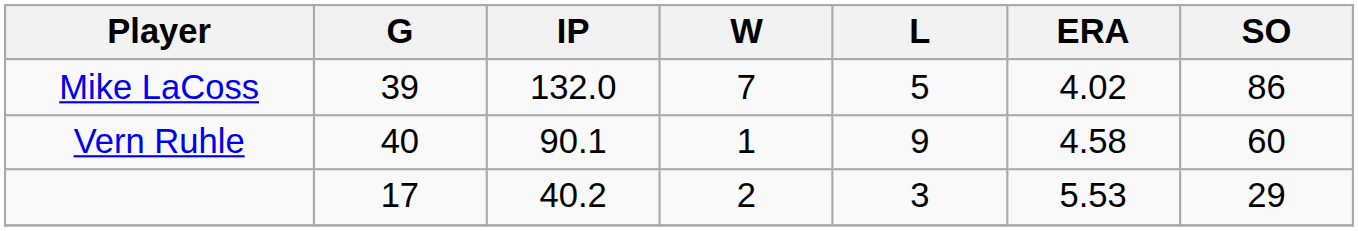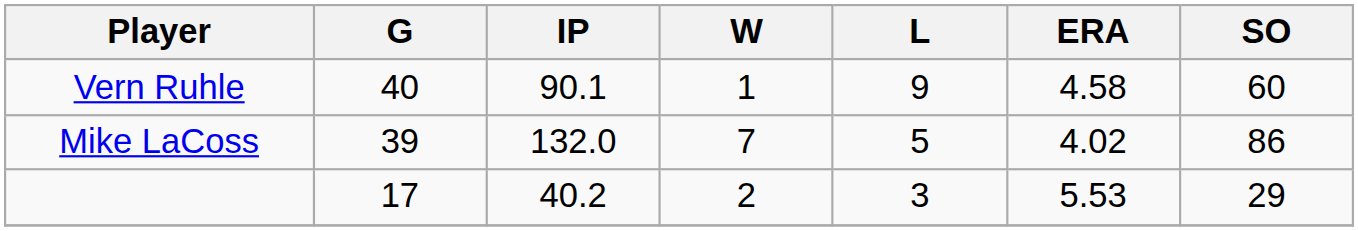rows swapped: (159, 86) <-> (159, 141)
